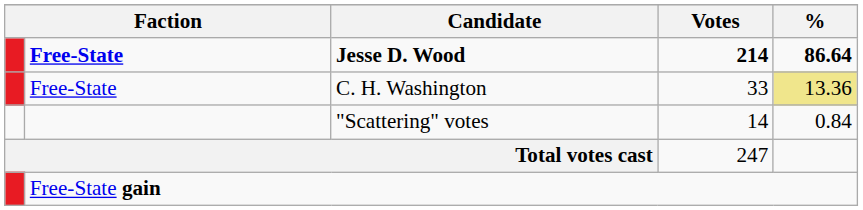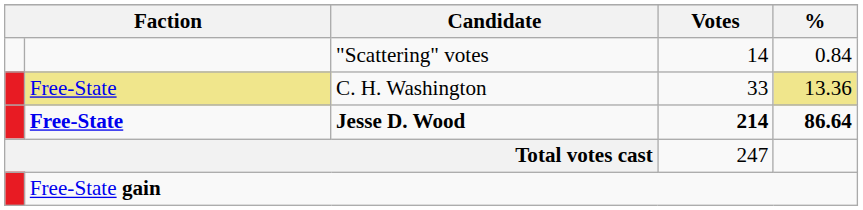rows swapped: (401, 54) <-> (412, 121)
(73, 88) no background -> (73, 88) khaki background
